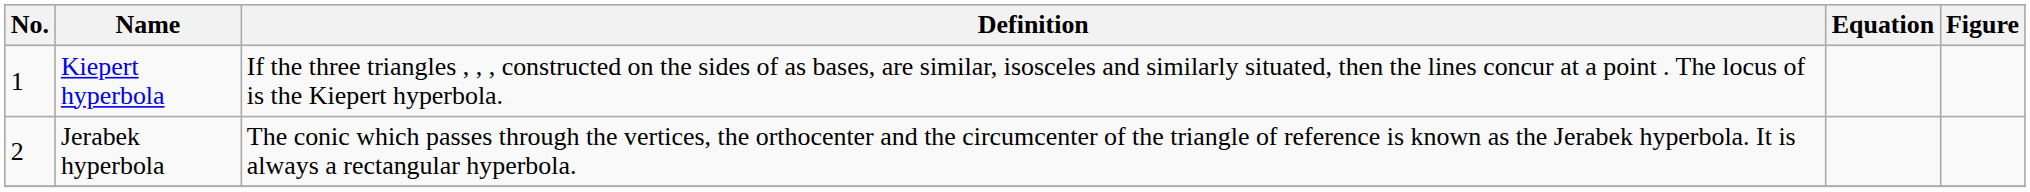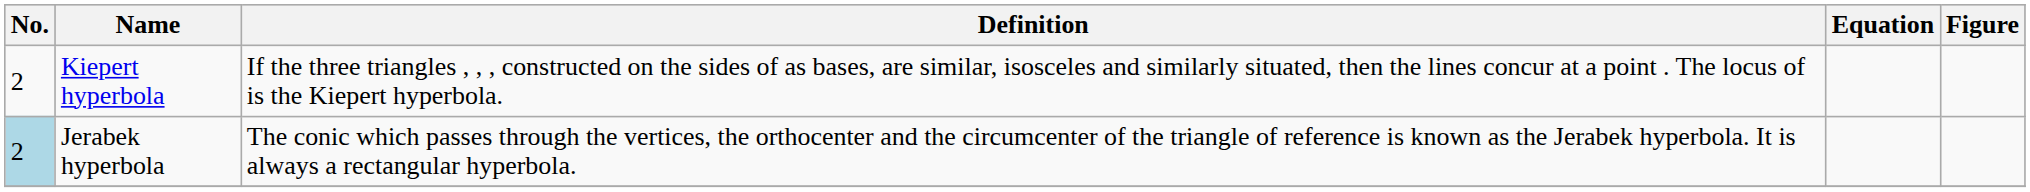(17, 80) 1 -> (17, 80) 2
(17, 151) no background -> (17, 151) lightblue background
